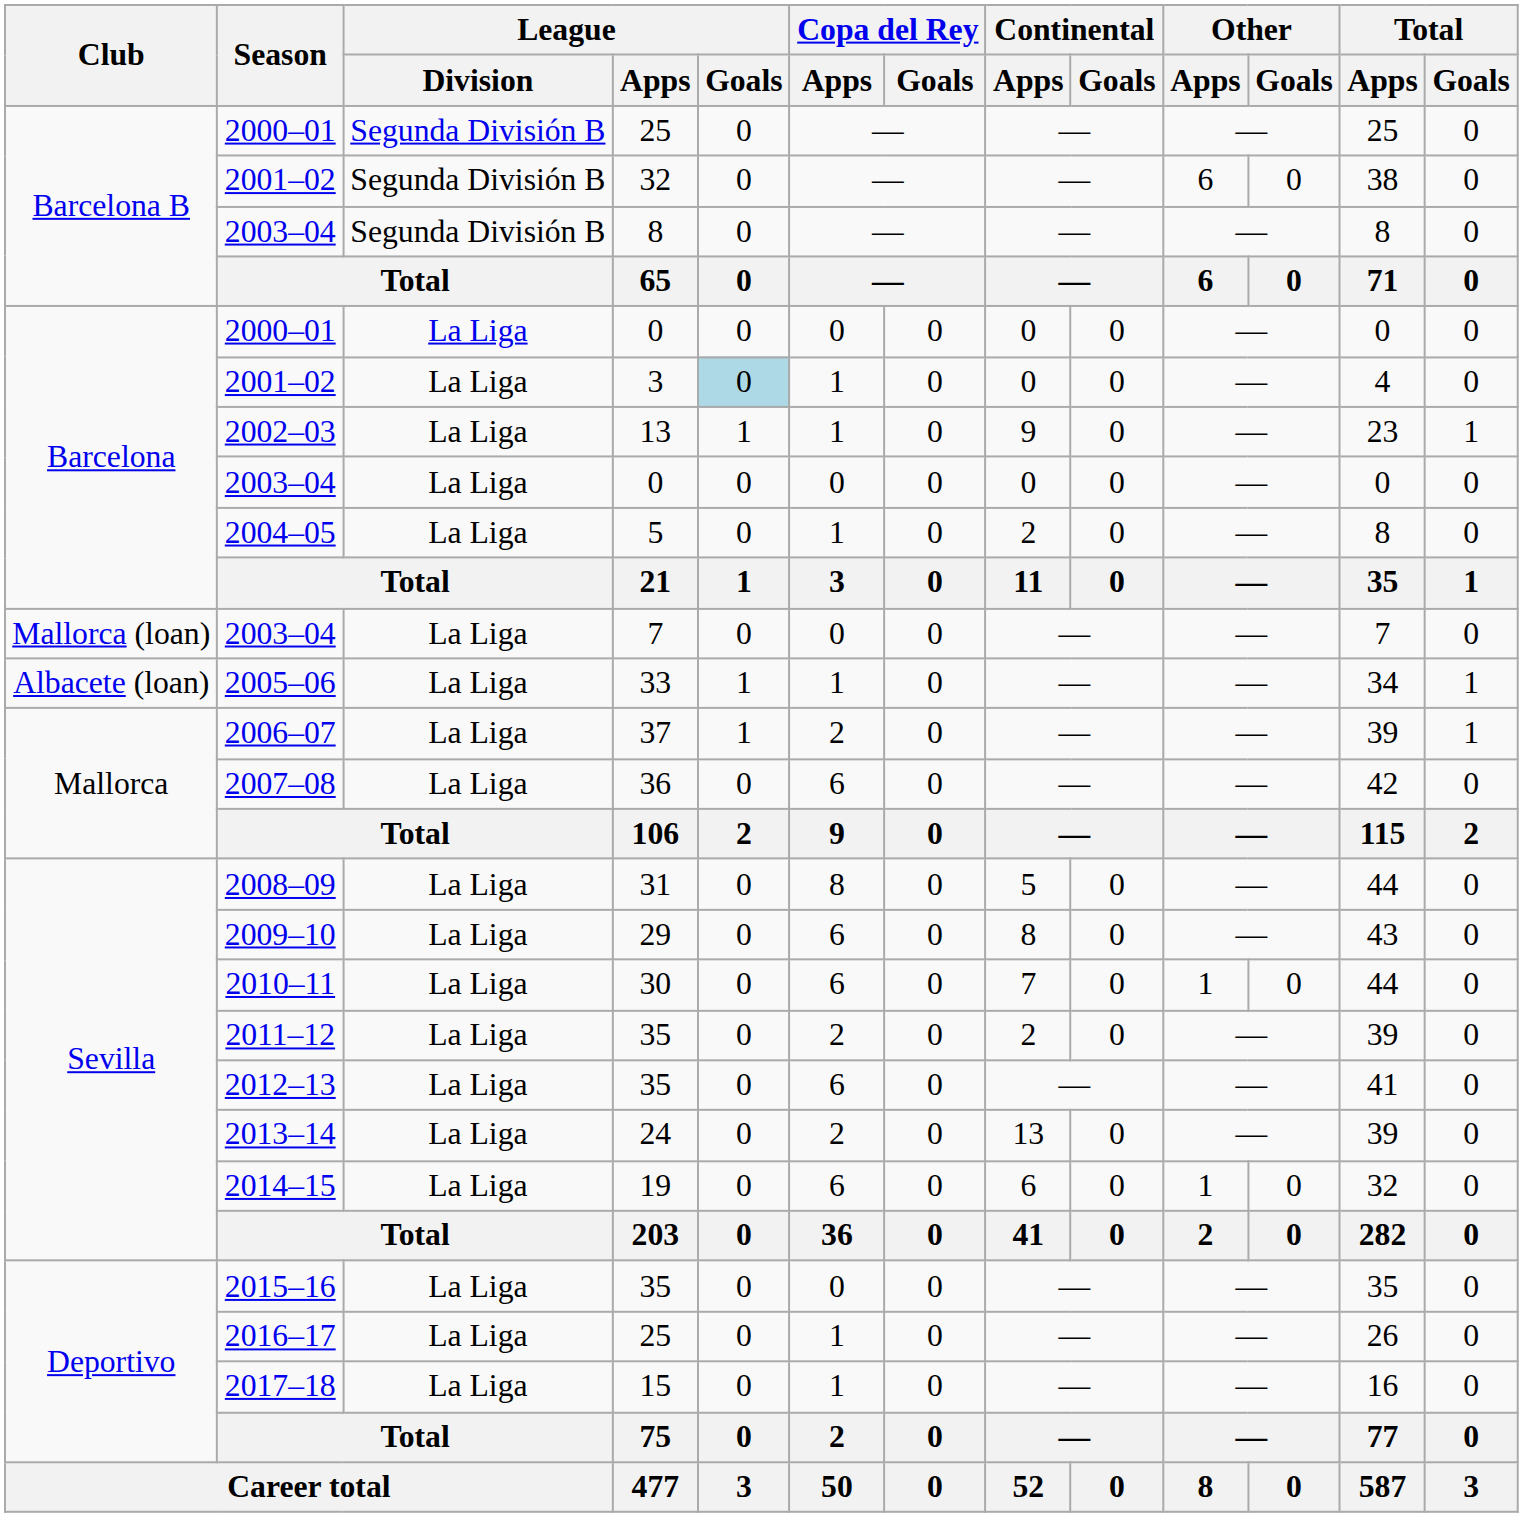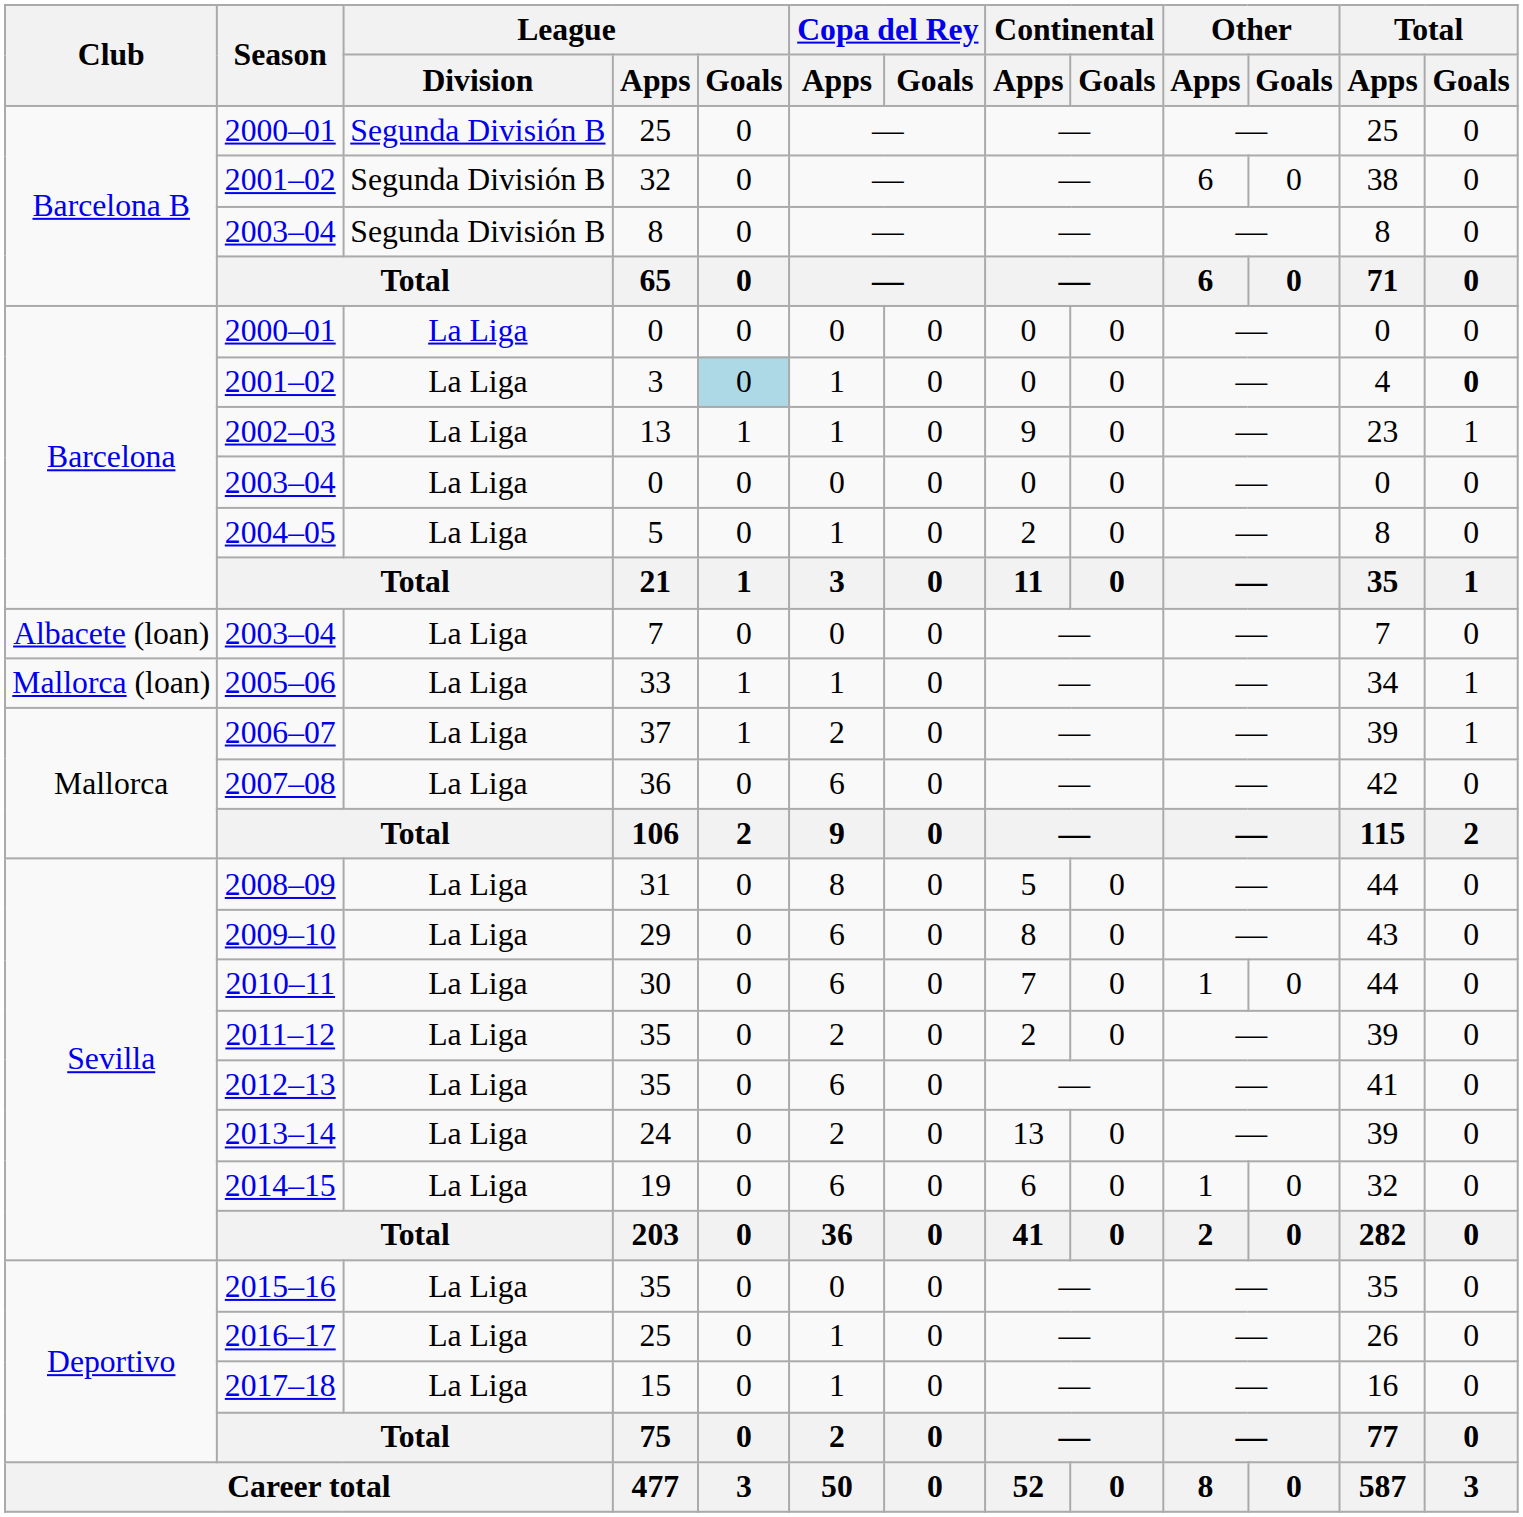(1471, 381) normal -> (1471, 381) bold
(111, 632) Mallorca (loan) -> (111, 632) Albacete (loan)
(111, 682) Albacete (loan) -> (111, 682) Mallorca (loan)
